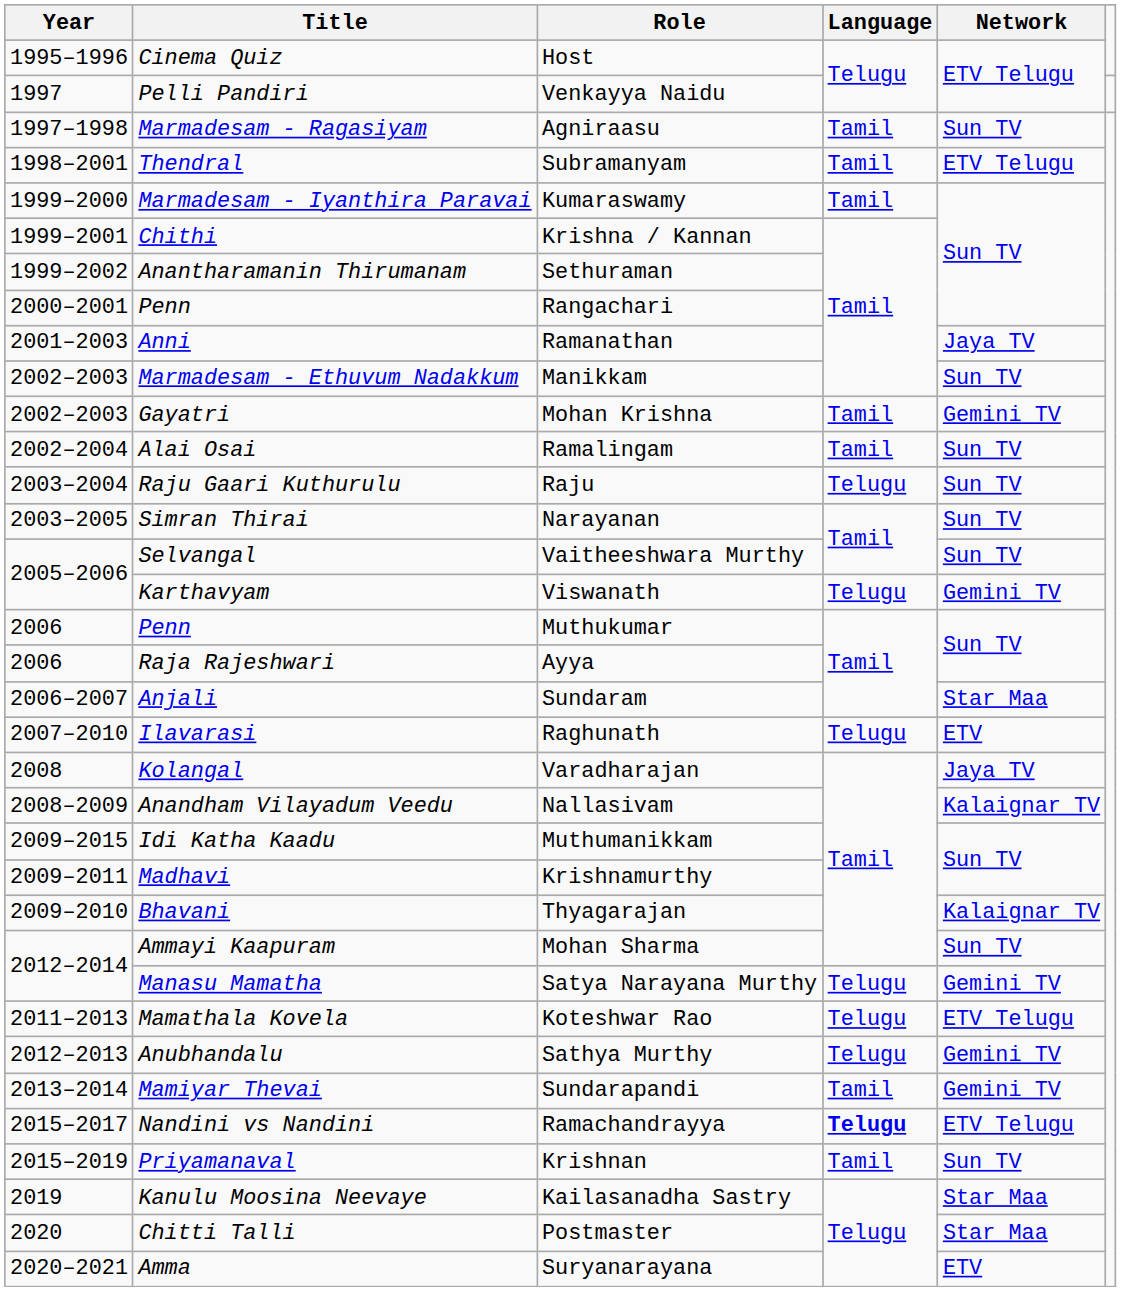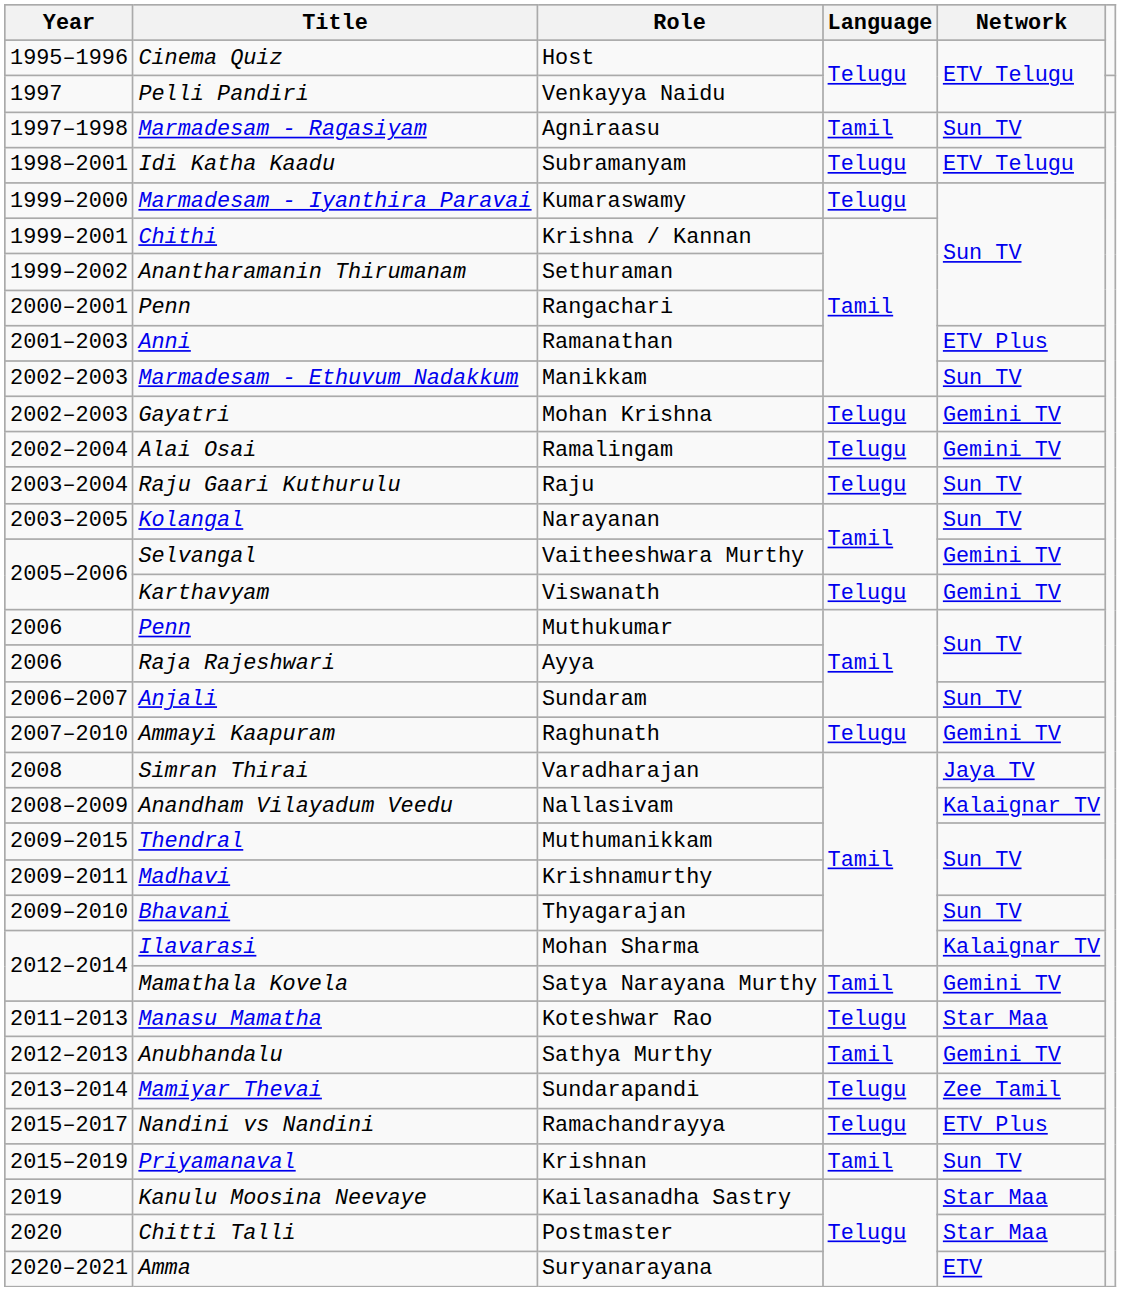(191, 165) Thendral -> (237, 165) Idi Katha Kaadu
(860, 165) Tamil -> (867, 165) Telugu
(860, 201) Tamil -> (867, 201) Telugu
(989, 343) Jaya TV -> (995, 343) ETV Plus
(860, 414) Tamil -> (867, 414) Telugu
(860, 450) Tamil -> (867, 450) Telugu
(982, 450) Sun TV -> (1002, 450) Gemini TV
(224, 521) Simran Thirai -> (191, 521) Kolangal
(982, 557) Sun TV -> (1002, 557) Gemini TV
(995, 699) Star Maa -> (982, 699) Sun TV
(197, 735) Ilavarasi -> (237, 735) Ammayi Kaapuram
(963, 735) ETV -> (1002, 735) Gemini TV
(191, 770) Kolangal -> (224, 770) Simran Thirai
(237, 841) Idi Katha Kaadu -> (191, 841) Thendral
(1022, 913) Kalaignar TV -> (982, 913) Sun TV
(237, 948) Ammayi Kaapuram -> (197, 948) Ilavarasi
(982, 948) Sun TV -> (1022, 948) Kalaignar TV
(230, 984) Manasu Mamatha -> (243, 984) Mamathala Kovela
(867, 984) Telugu -> (860, 984) Tamil
(243, 1019) Mamathala Kovela -> (230, 1019) Manasu Mamatha
(1008, 1019) ETV Telugu -> (995, 1019) Star Maa
(867, 1055) Telugu -> (860, 1055) Tamil
(860, 1090) Tamil -> (867, 1090) Telugu
(1002, 1090) Gemini TV -> (1002, 1090) Zee Tamil
(867, 1126) bold -> (867, 1126) normal
(1008, 1126) ETV Telugu -> (995, 1126) ETV Plus
